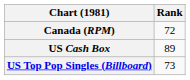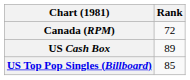(170, 65) 73 -> (170, 65) 85
